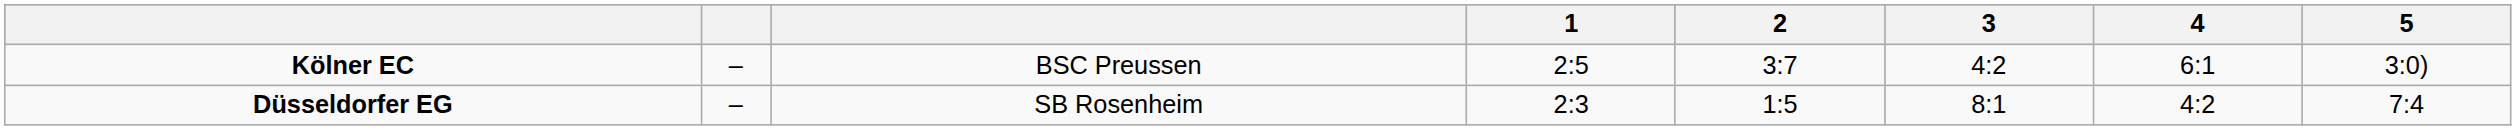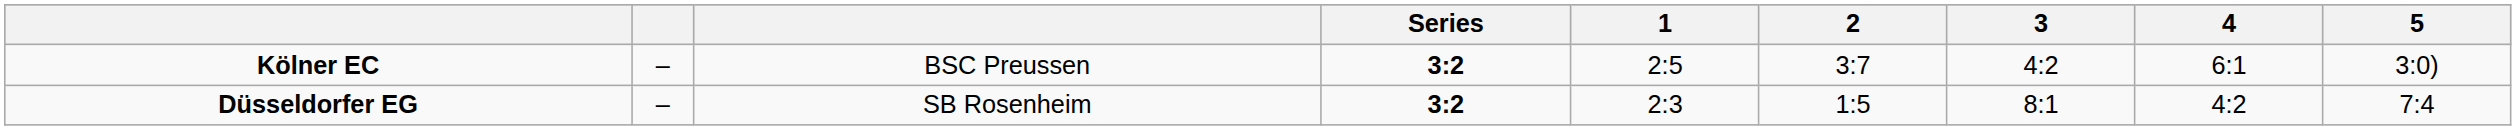+ column: (1446, 24)
